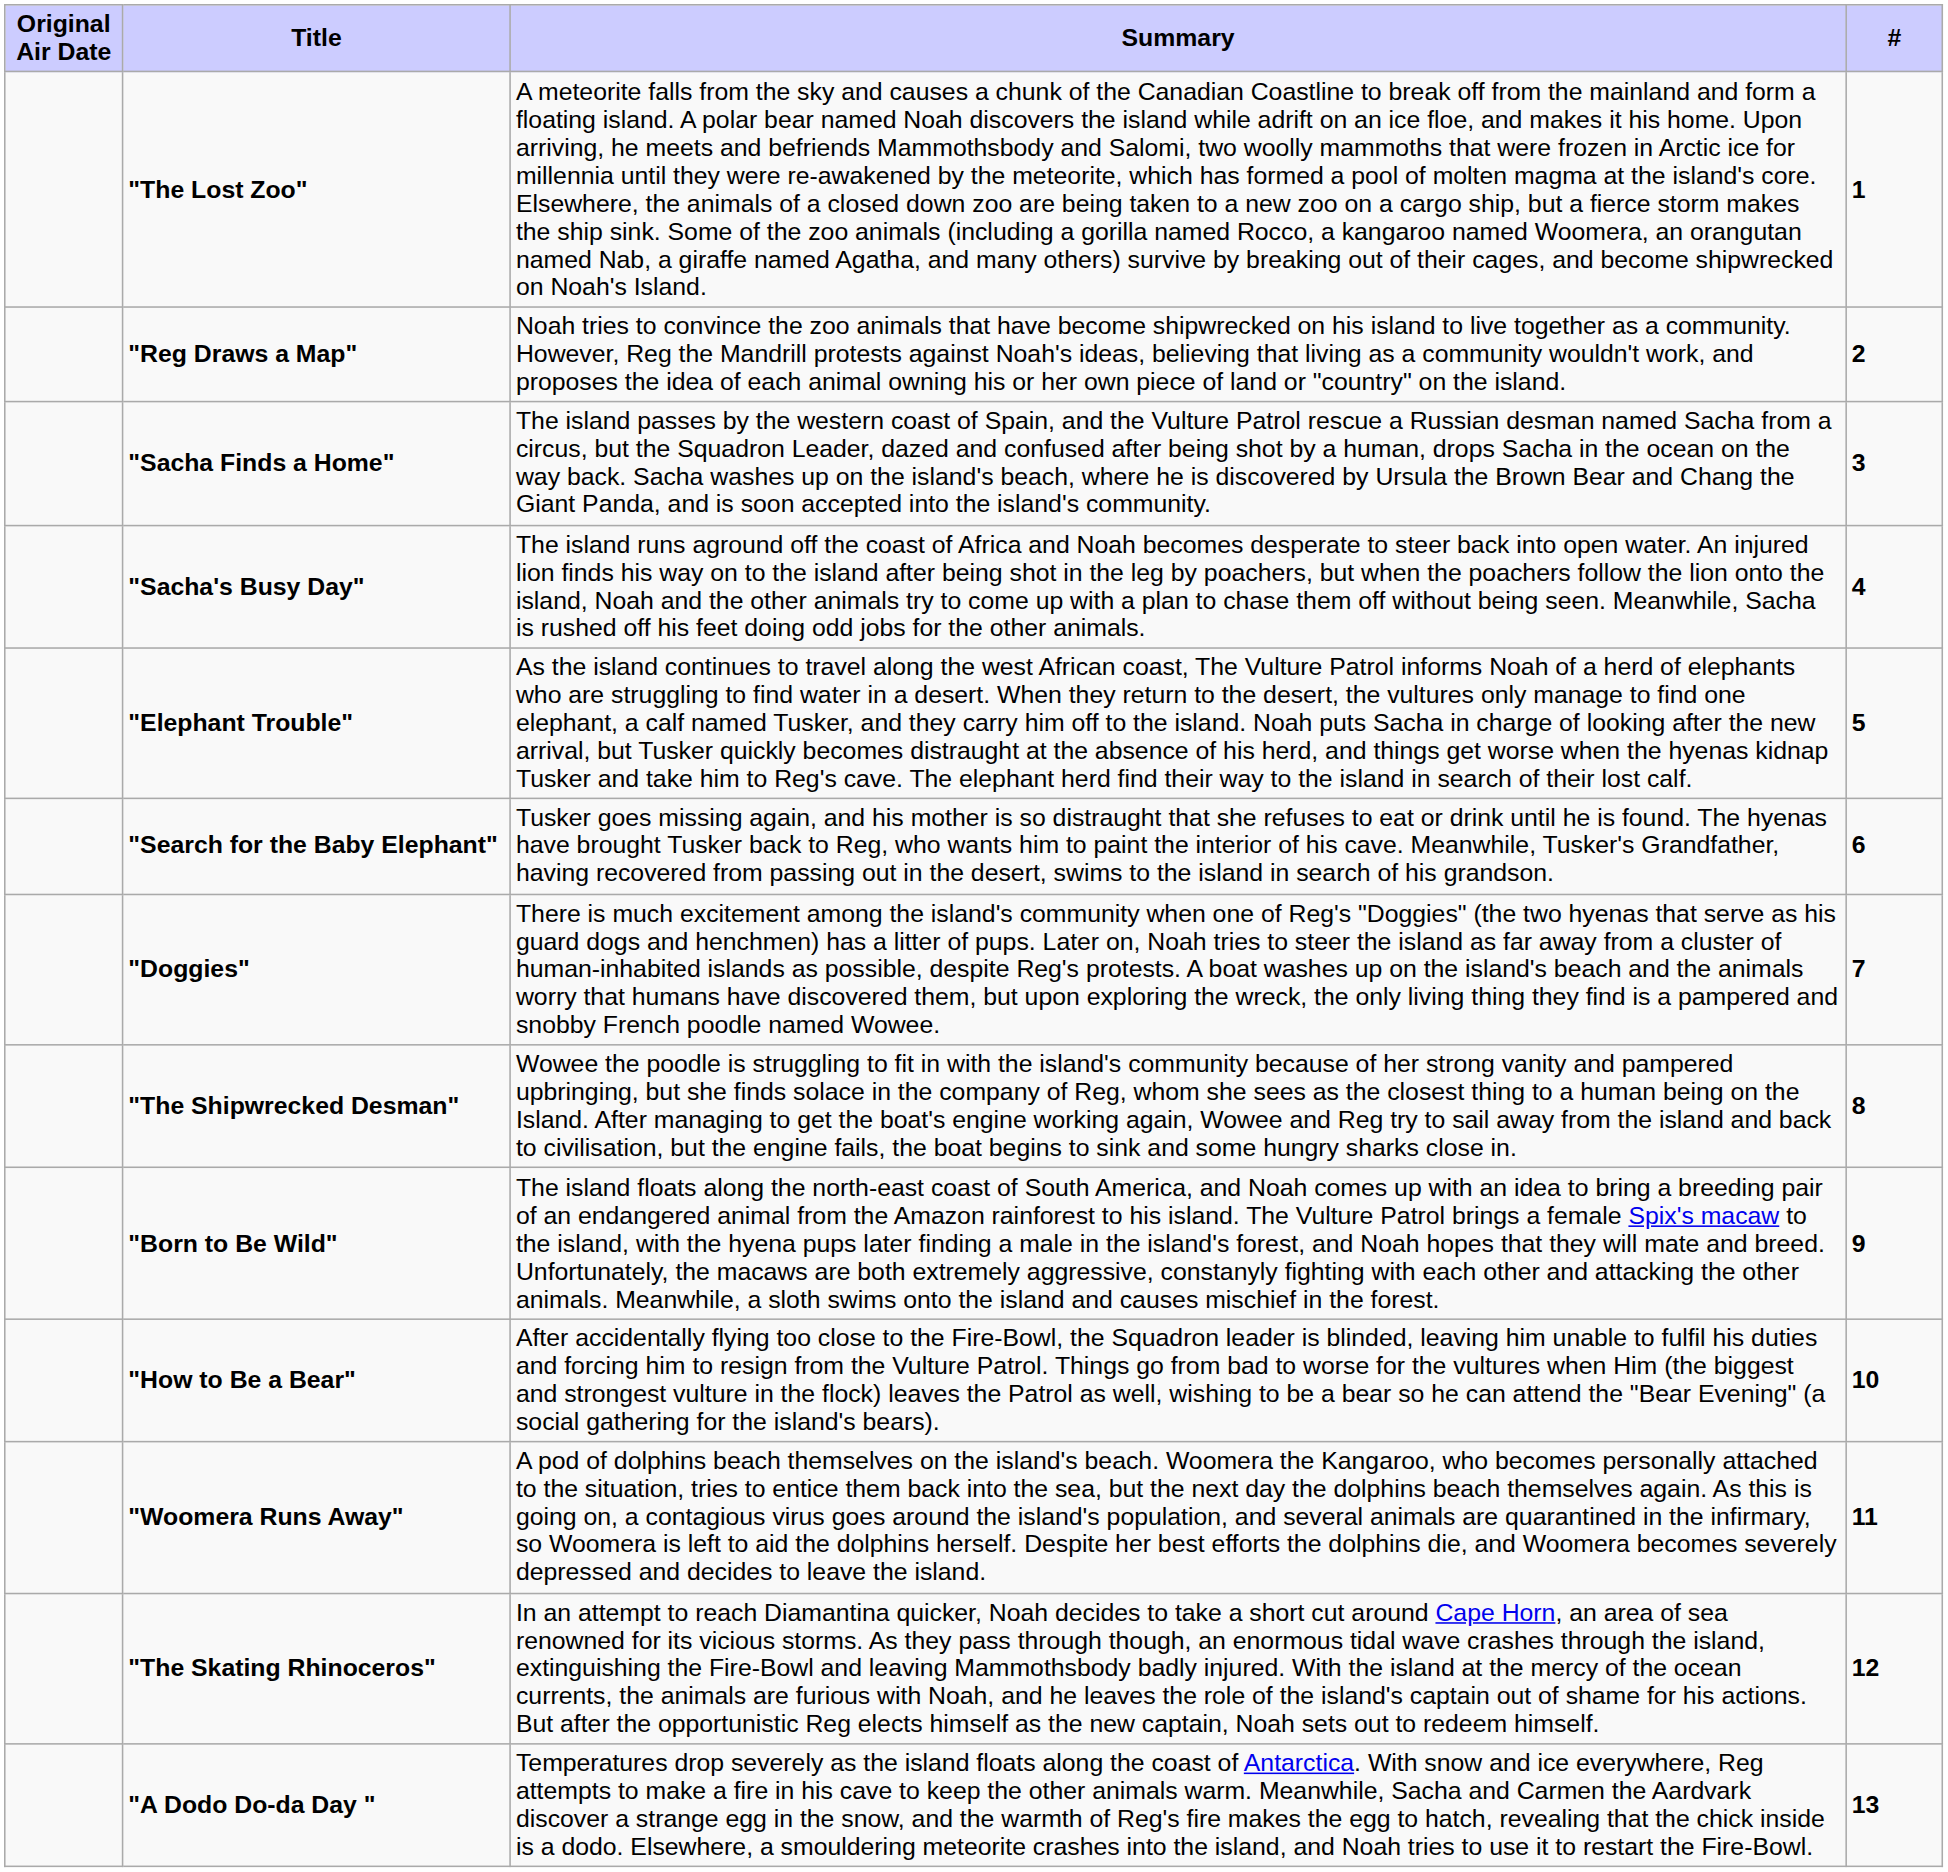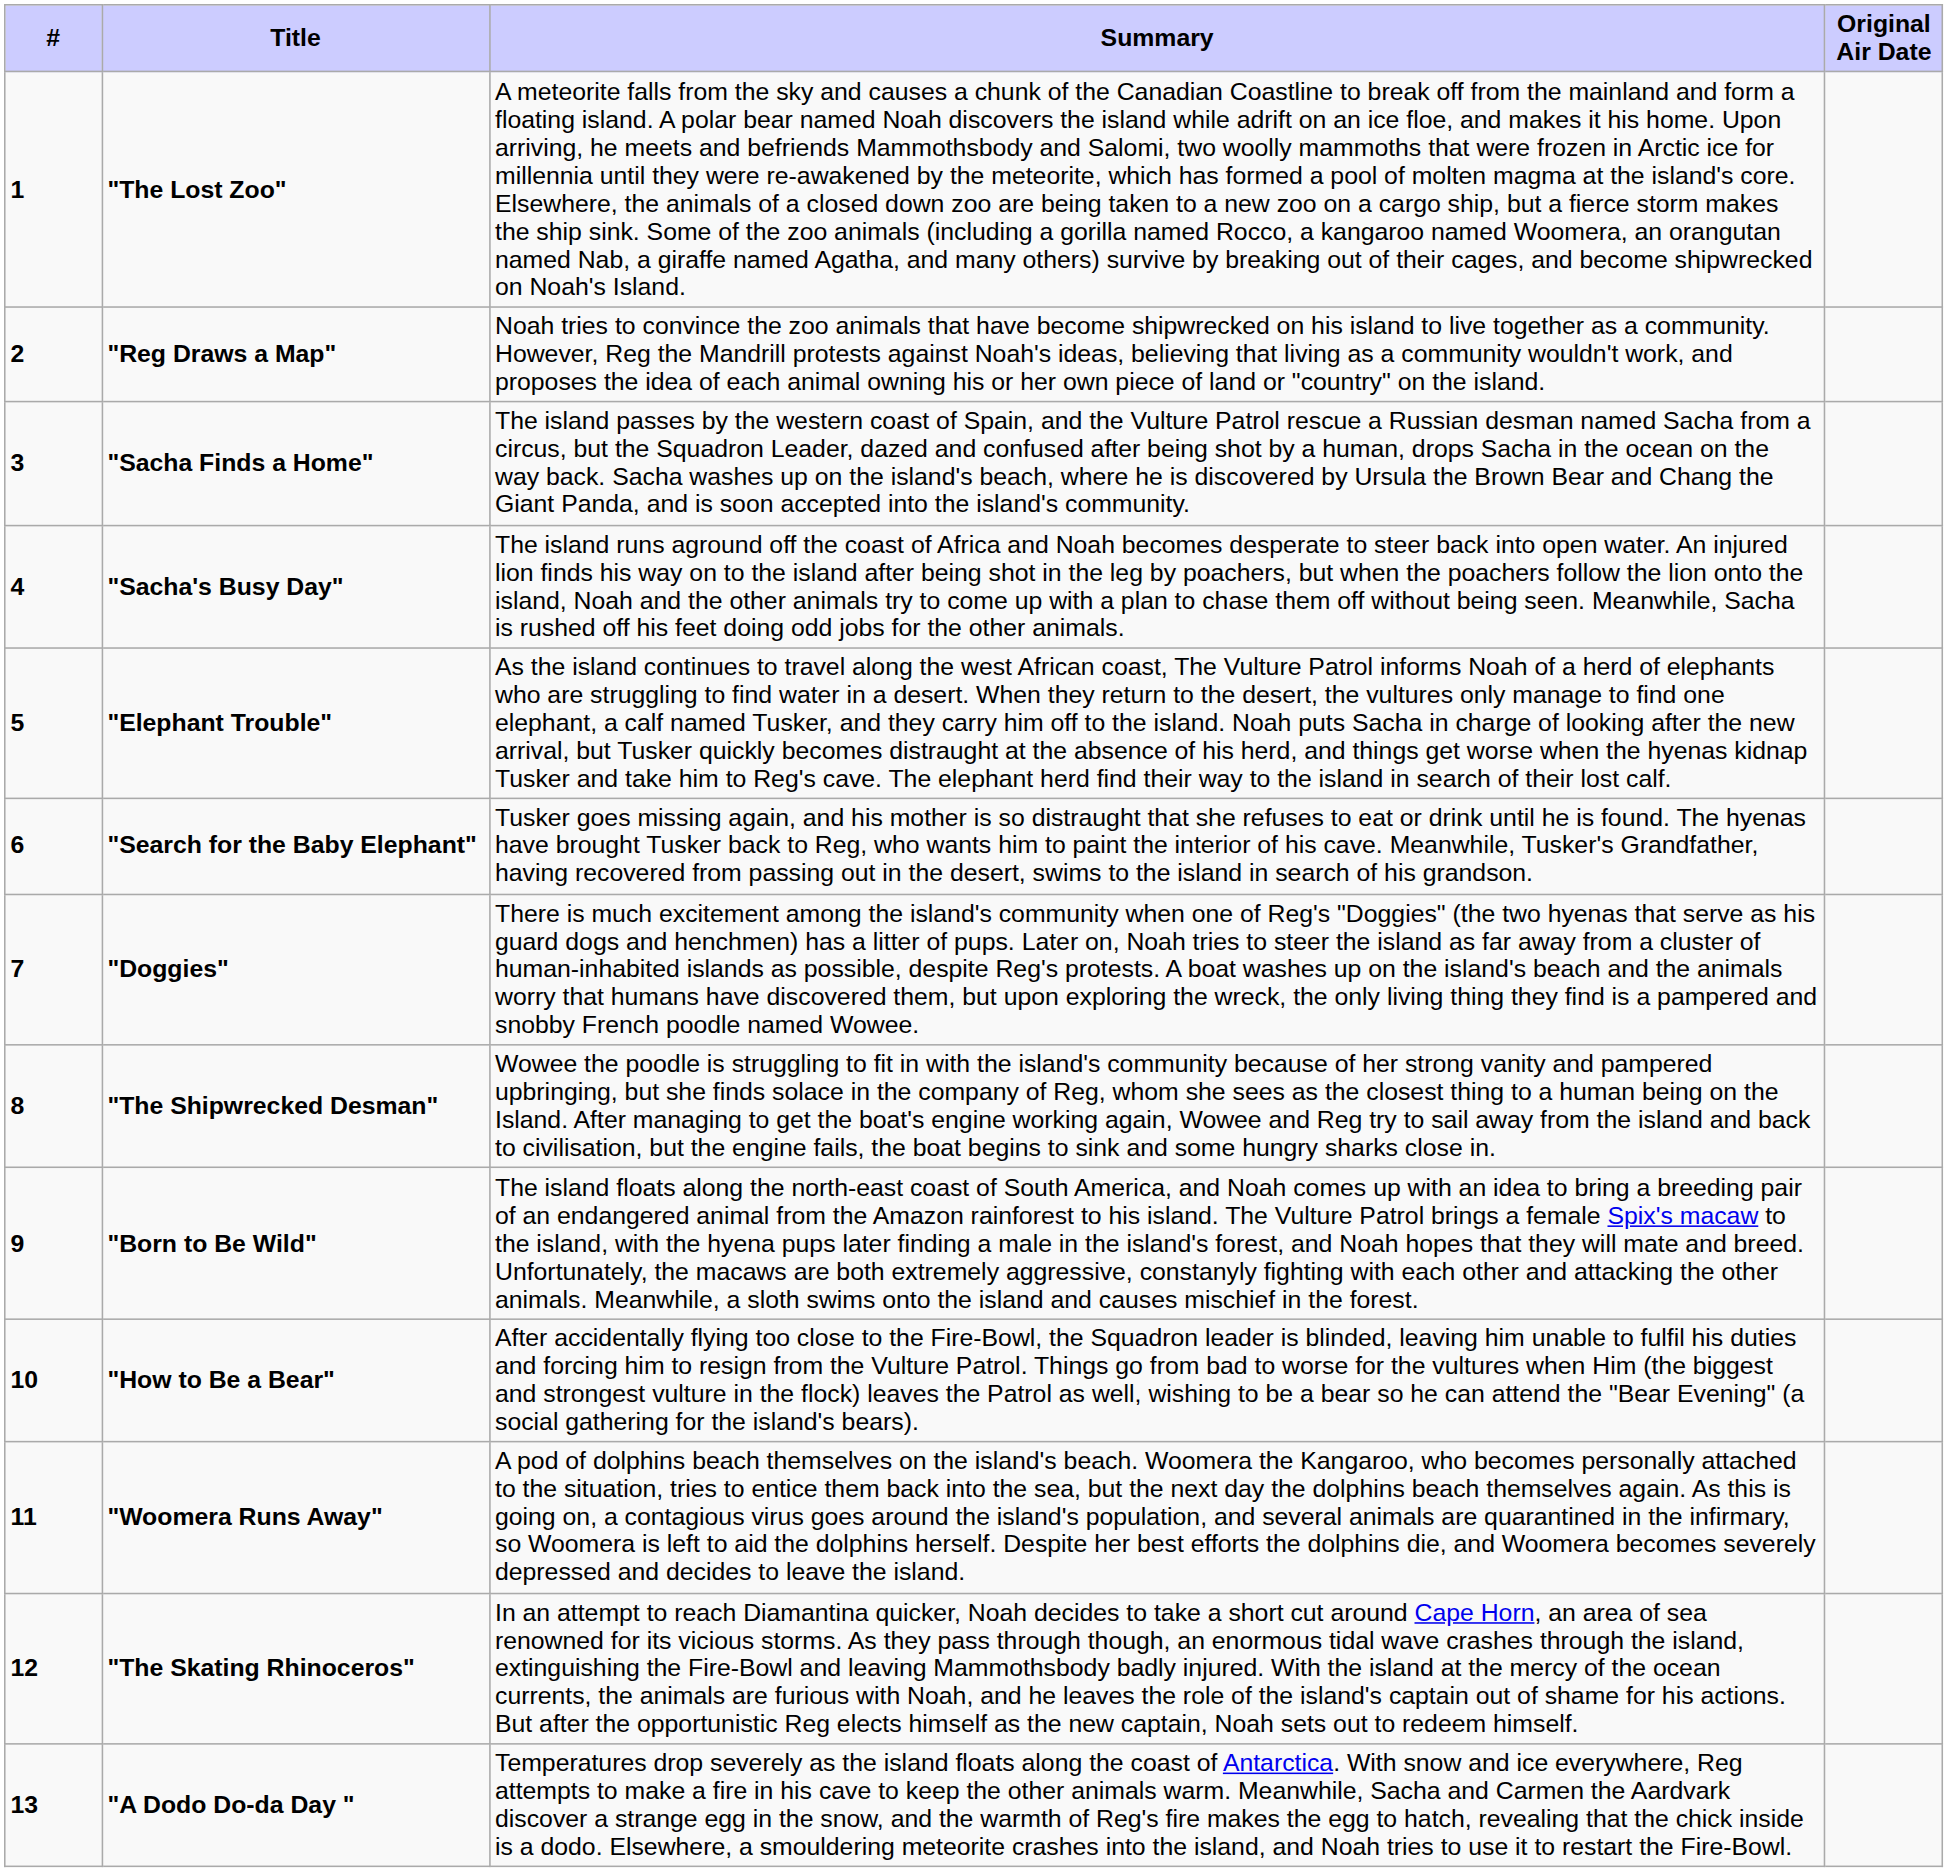columns swapped: (1894, 38) <-> (64, 38)
